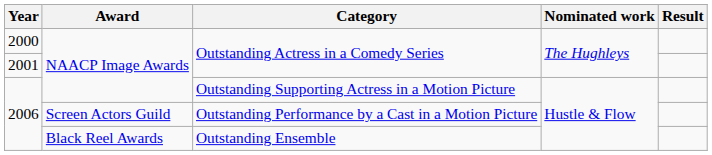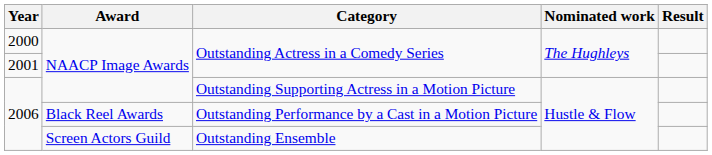(108, 114) Screen Actors Guild -> (104, 114) Black Reel Awards
(104, 138) Black Reel Awards -> (108, 138) Screen Actors Guild
